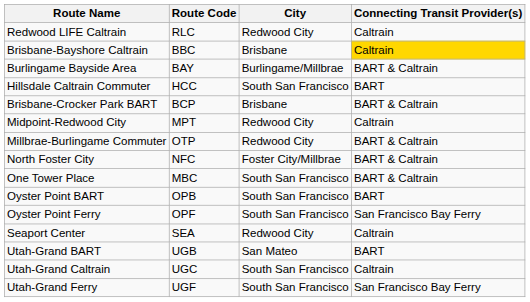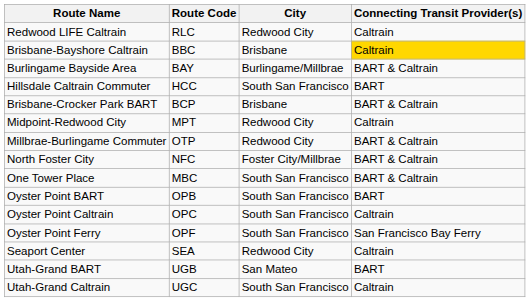+ row: (60, 214)
- row: (52, 287)
